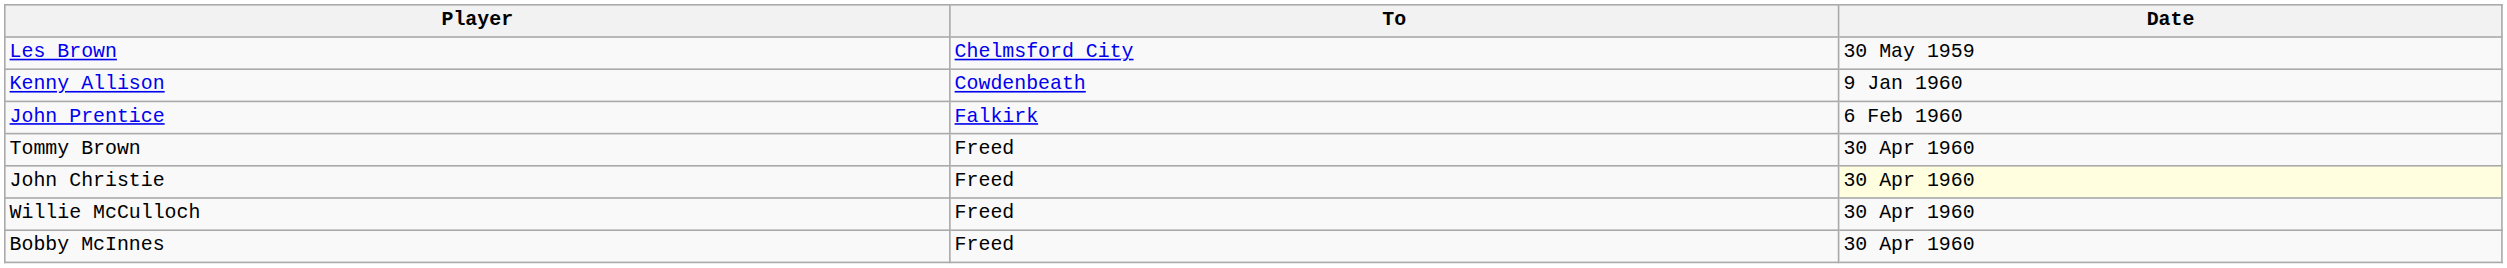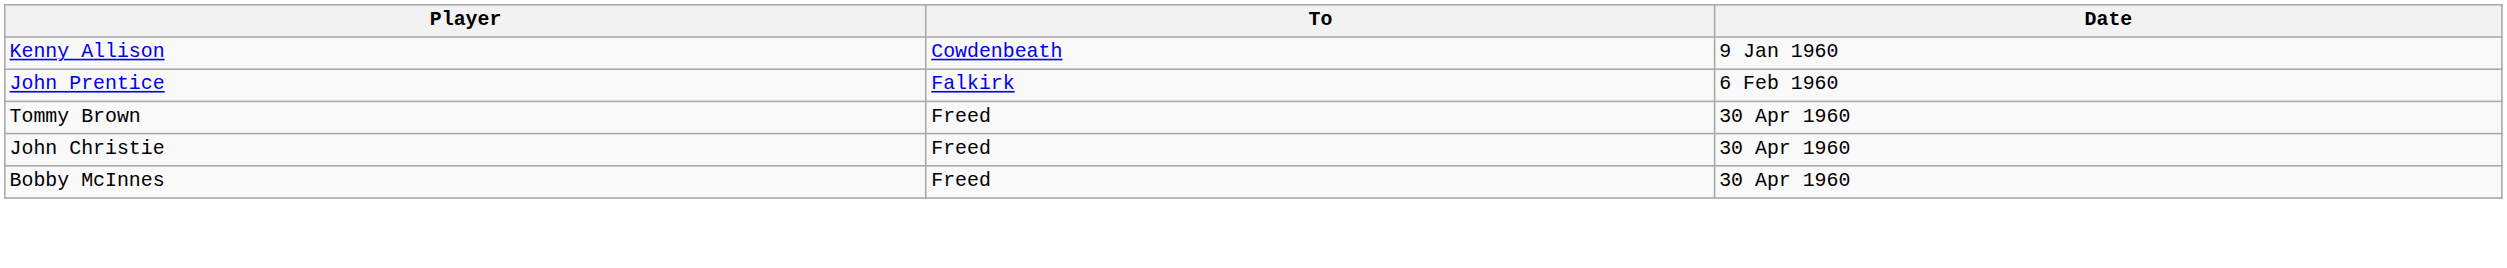- row: (63, 53)
(1909, 182) lightyellow background -> (1785, 150) no background
- row: (105, 214)
